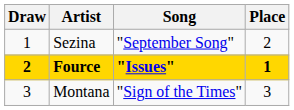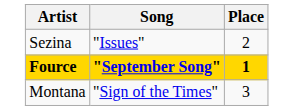- column: (27, 17)
(175, 42) "September Song" -> (119, 42) "Issues"
(146, 67) "Issues" -> (157, 67) "September Song"
